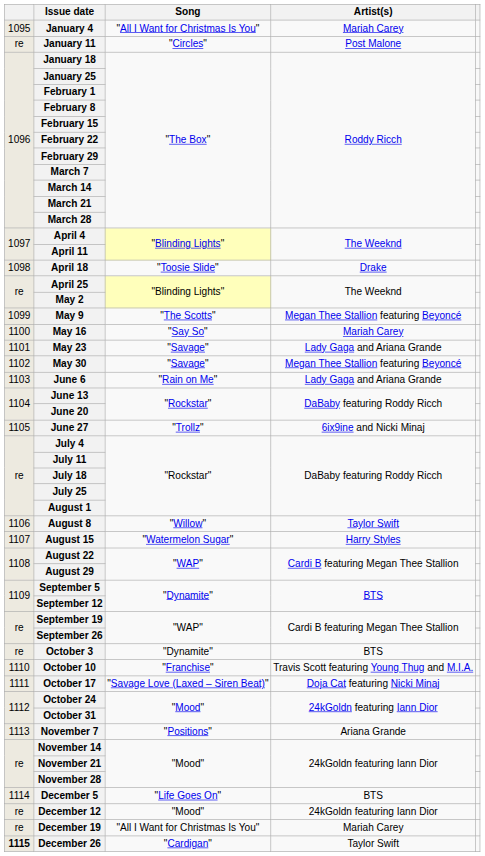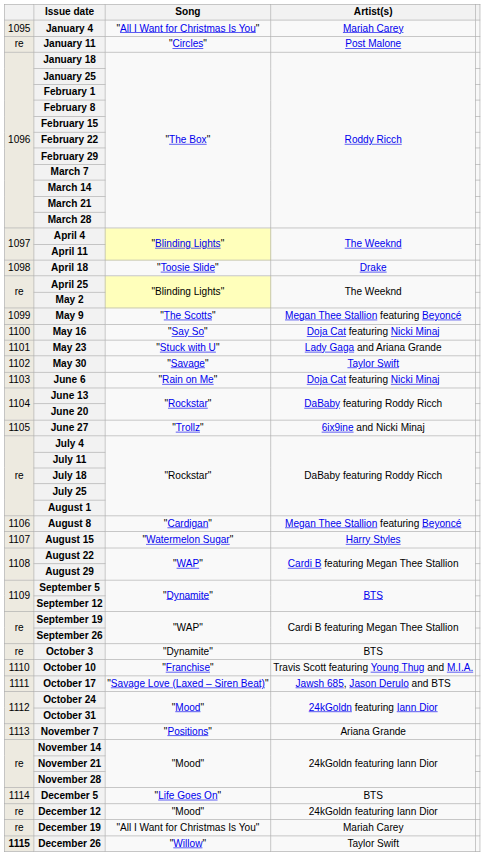(373, 332) Mariah Carey -> (373, 332) Doja Cat featuring Nicki Minaj
(188, 348) "Savage" -> (188, 348) "Stuck with U"
(373, 364) Megan Thee Stallion featuring Beyoncé -> (373, 364) Taylor Swift
(373, 380) Lady Gaga and Ariana Grande -> (373, 380) Doja Cat featuring Nicki Minaj
(188, 524) "Willow" -> (188, 524) "Cardigan"
(373, 524) Taylor Swift -> (373, 524) Megan Thee Stallion featuring Beyoncé
(373, 683) Doja Cat featuring Nicki Minaj -> (373, 683) Jawsh 685, Jason Derulo and BTS
(188, 843) "Cardigan" -> (188, 843) "Willow"
